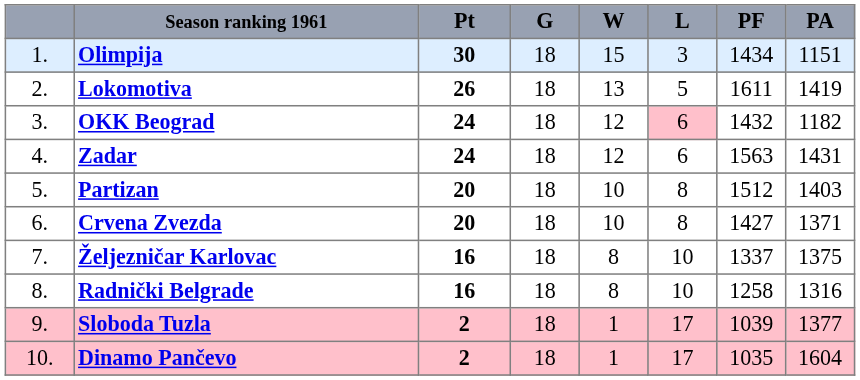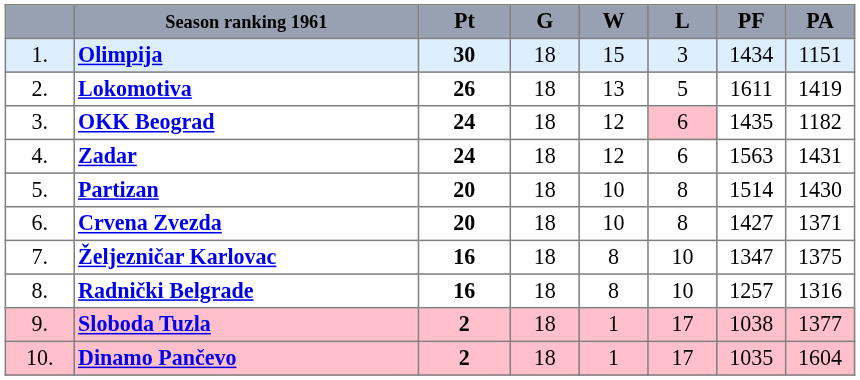(751, 122) 1432 -> (751, 122) 1435
(751, 189) 1512 -> (751, 189) 1514
(820, 189) 1403 -> (820, 189) 1430
(751, 256) 1337 -> (751, 256) 1347
(751, 290) 1258 -> (751, 290) 1257
(751, 324) 1039 -> (751, 324) 1038
